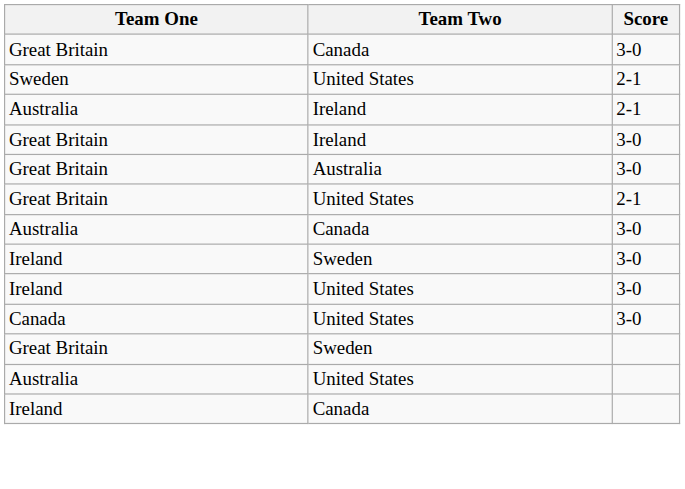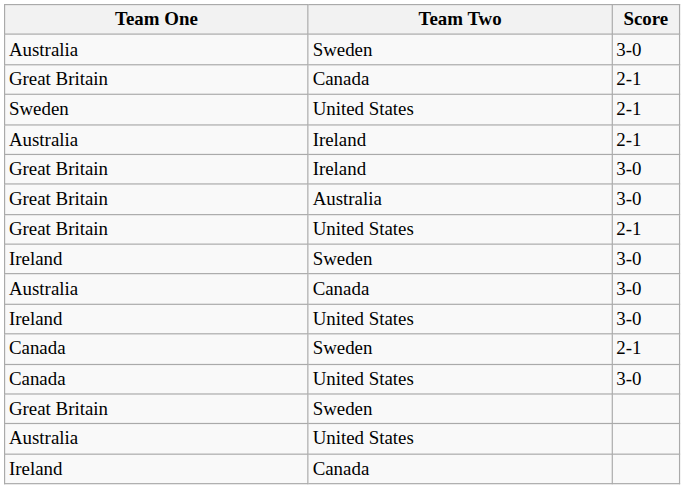+ row: (44, 49)
(629, 49) 3-0 -> (629, 79) 2-1
rows swapped: (44, 229) <-> (36, 259)
+ row: (37, 348)
